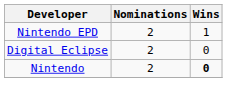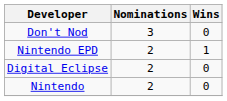+ row: (58, 32)
(206, 68) bold -> (206, 86) normal
